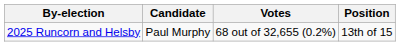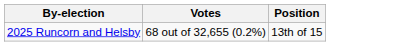- column: (178, 13)
